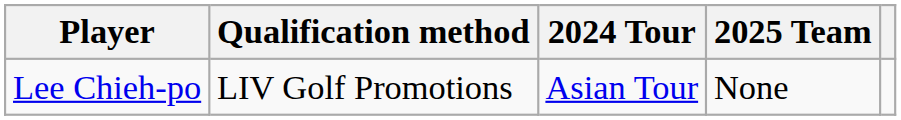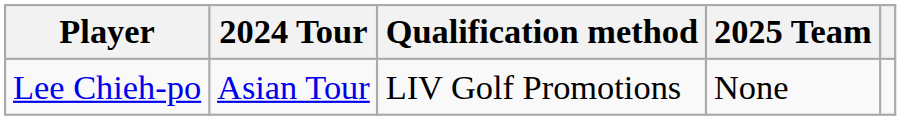columns swapped: (622, 31) <-> (373, 31)
